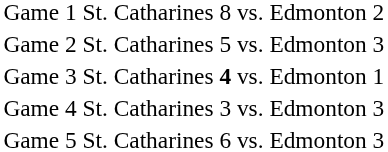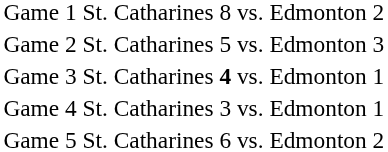(378, 108) 3 -> (378, 108) 1
(378, 140) 3 -> (378, 140) 2
